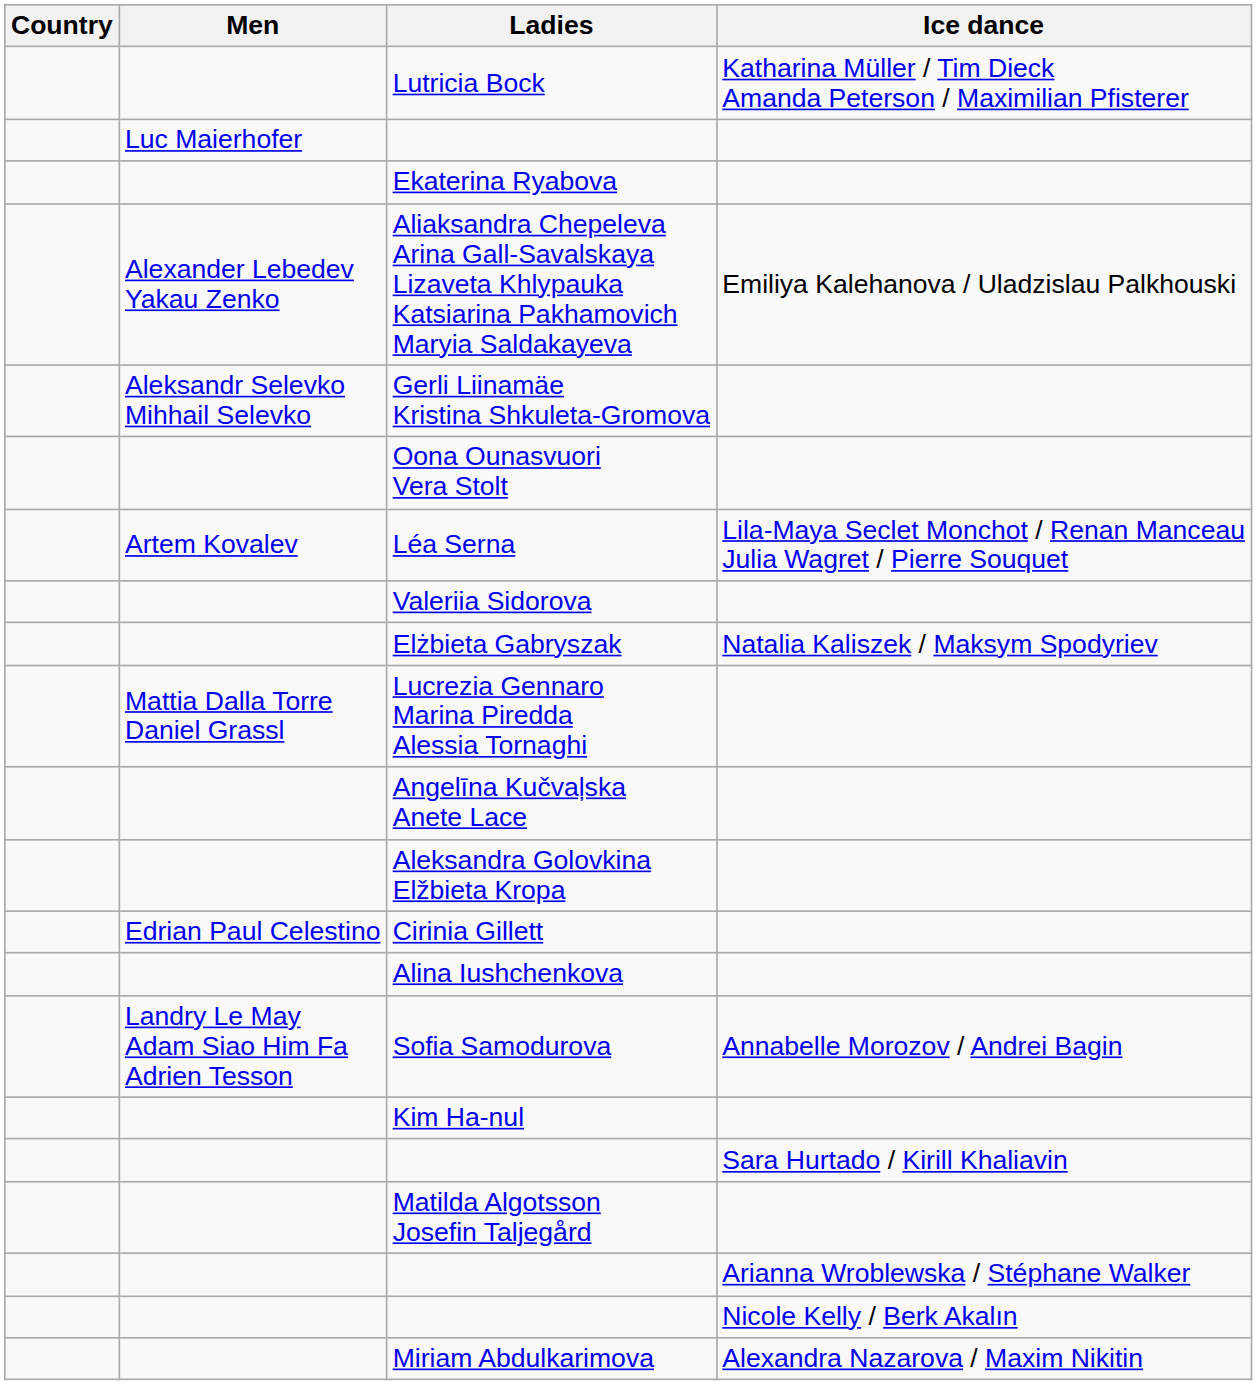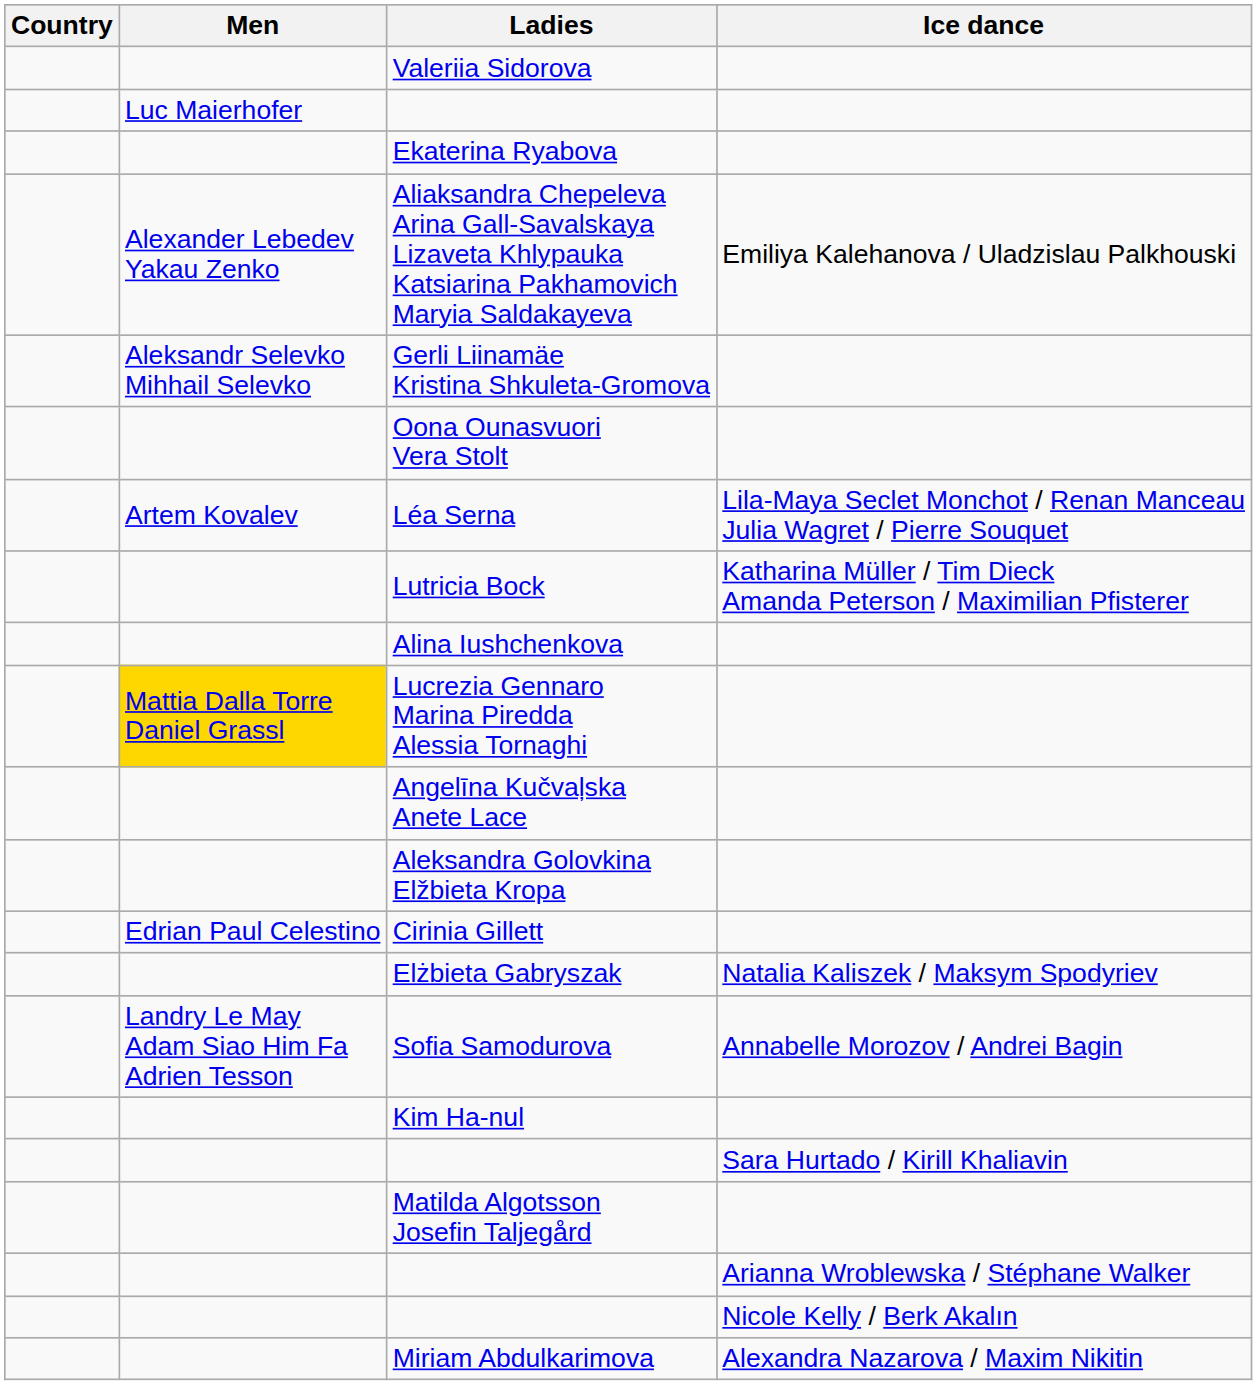rows swapped: (492, 601) <-> (469, 82)
rows swapped: (508, 973) <-> (507, 643)
(229, 715) no background -> (229, 715) gold background
